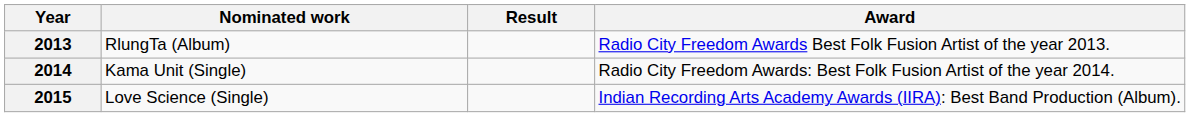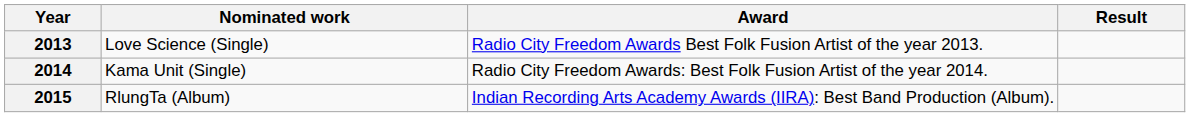columns swapped: (890, 17) <-> (531, 17)
(168, 44) RlungTa (Album) -> (187, 44) Love Science (Single)
(187, 97) Love Science (Single) -> (168, 97) RlungTa (Album)
